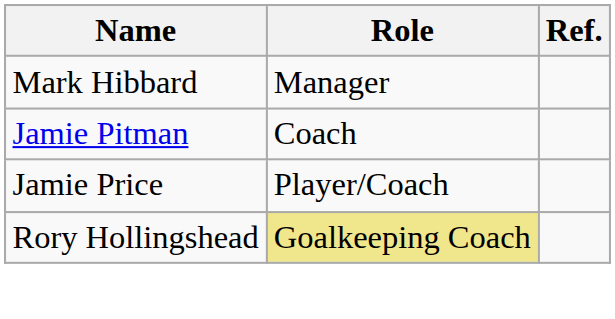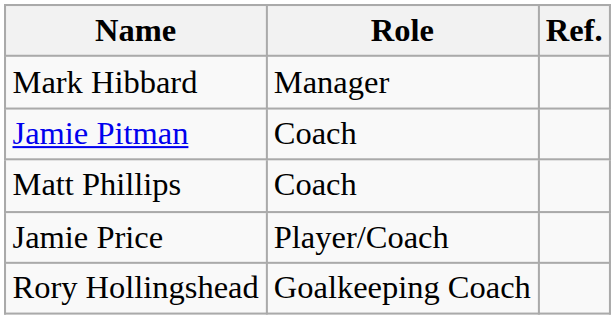+ row: (97, 184)
(402, 236) khaki background -> (402, 287) no background
